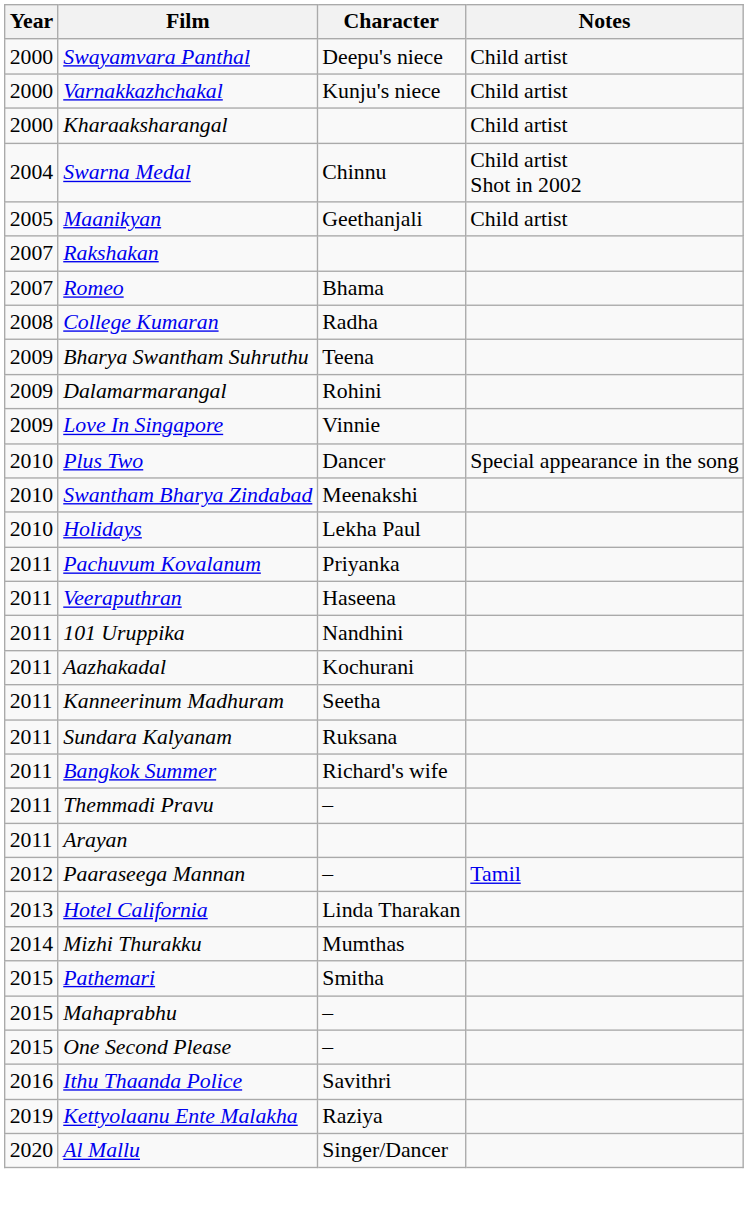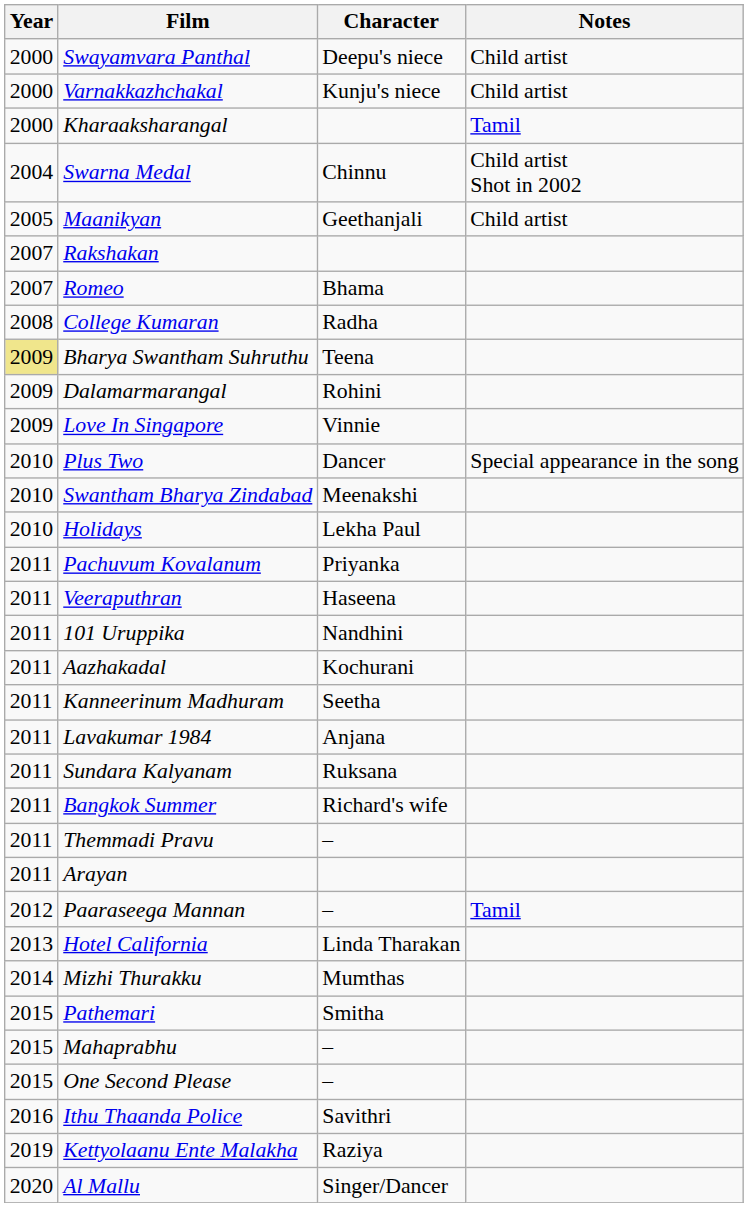(519, 125) Child artist -> (496, 125) Tamil
(31, 356) no background -> (31, 356) khaki background
+ row: (137, 736)
